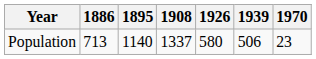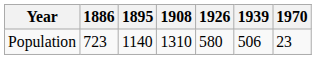(95, 41) 713 -> (95, 41) 723
(176, 41) 1337 -> (176, 41) 1310
